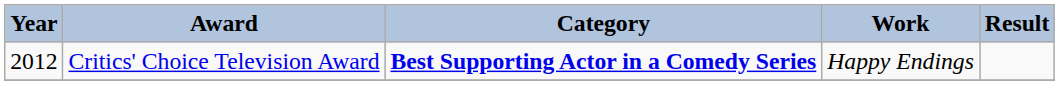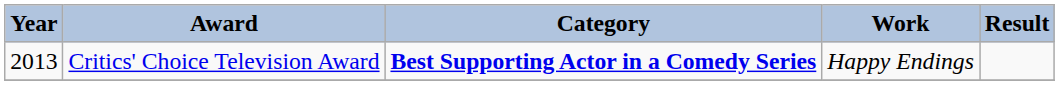(34, 60) 2012 -> (34, 60) 2013
